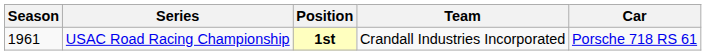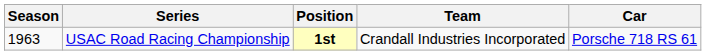(24, 39) 1961 -> (24, 39) 1963
